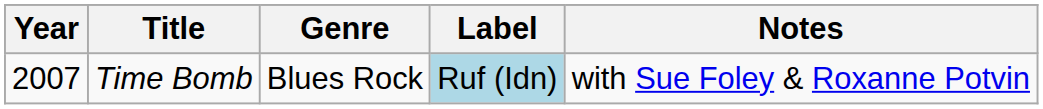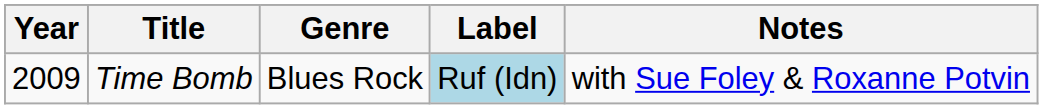(46, 77) 2007 -> (46, 77) 2009
